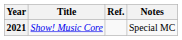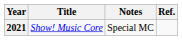columns swapped: (152, 12) <-> (116, 12)
